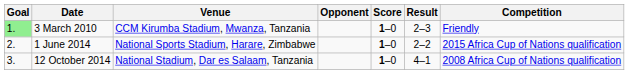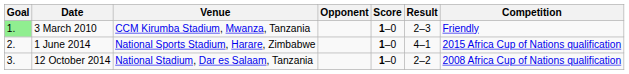(422, 45) 2–2 -> (422, 45) 4–1
(422, 61) 4–1 -> (422, 61) 2–2
